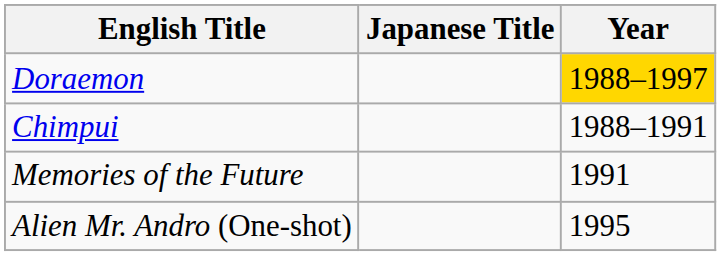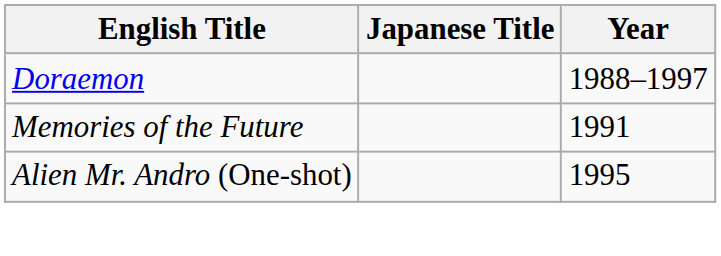(638, 77) gold background -> (638, 77) no background
- row: (65, 126)
